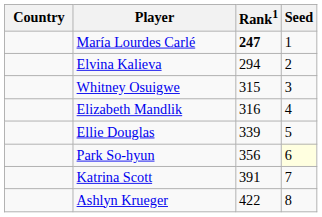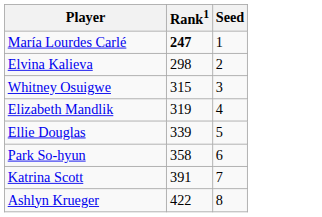- column: (39, 17)
(250, 64) 294 -> (181, 64) 298
(250, 109) 316 -> (181, 109) 319
(250, 155) 356 -> (181, 155) 358
(288, 155) lightyellow background -> (219, 155) no background
